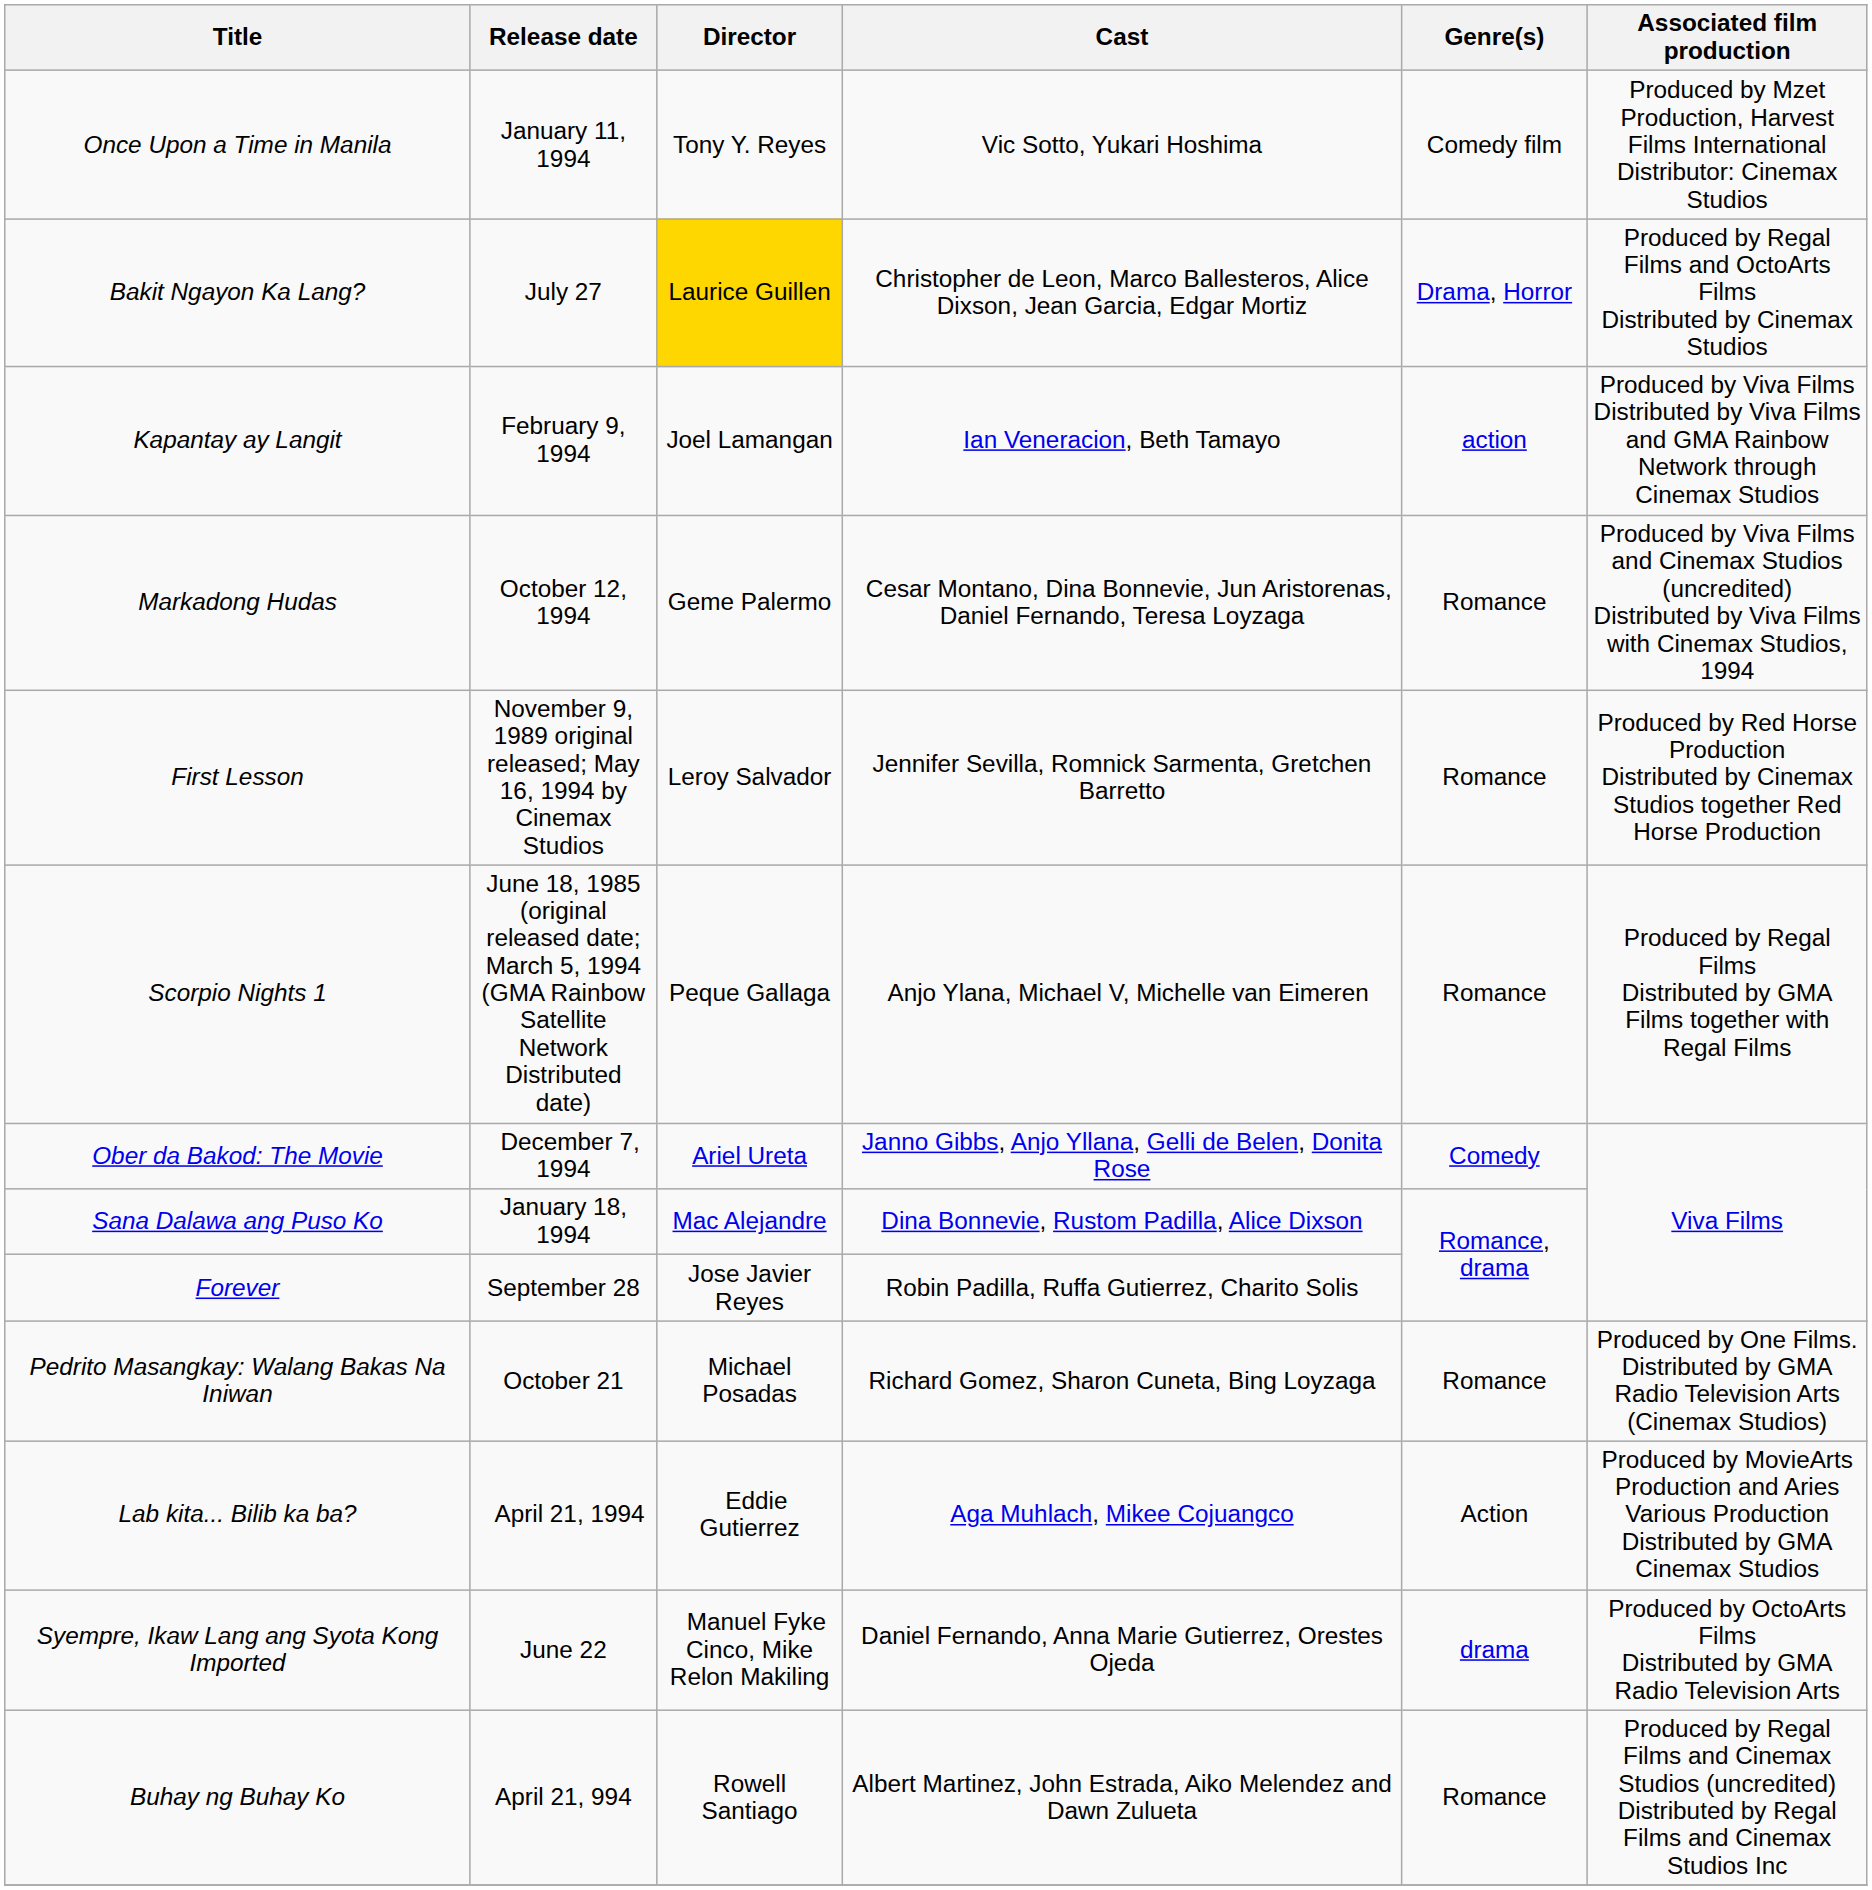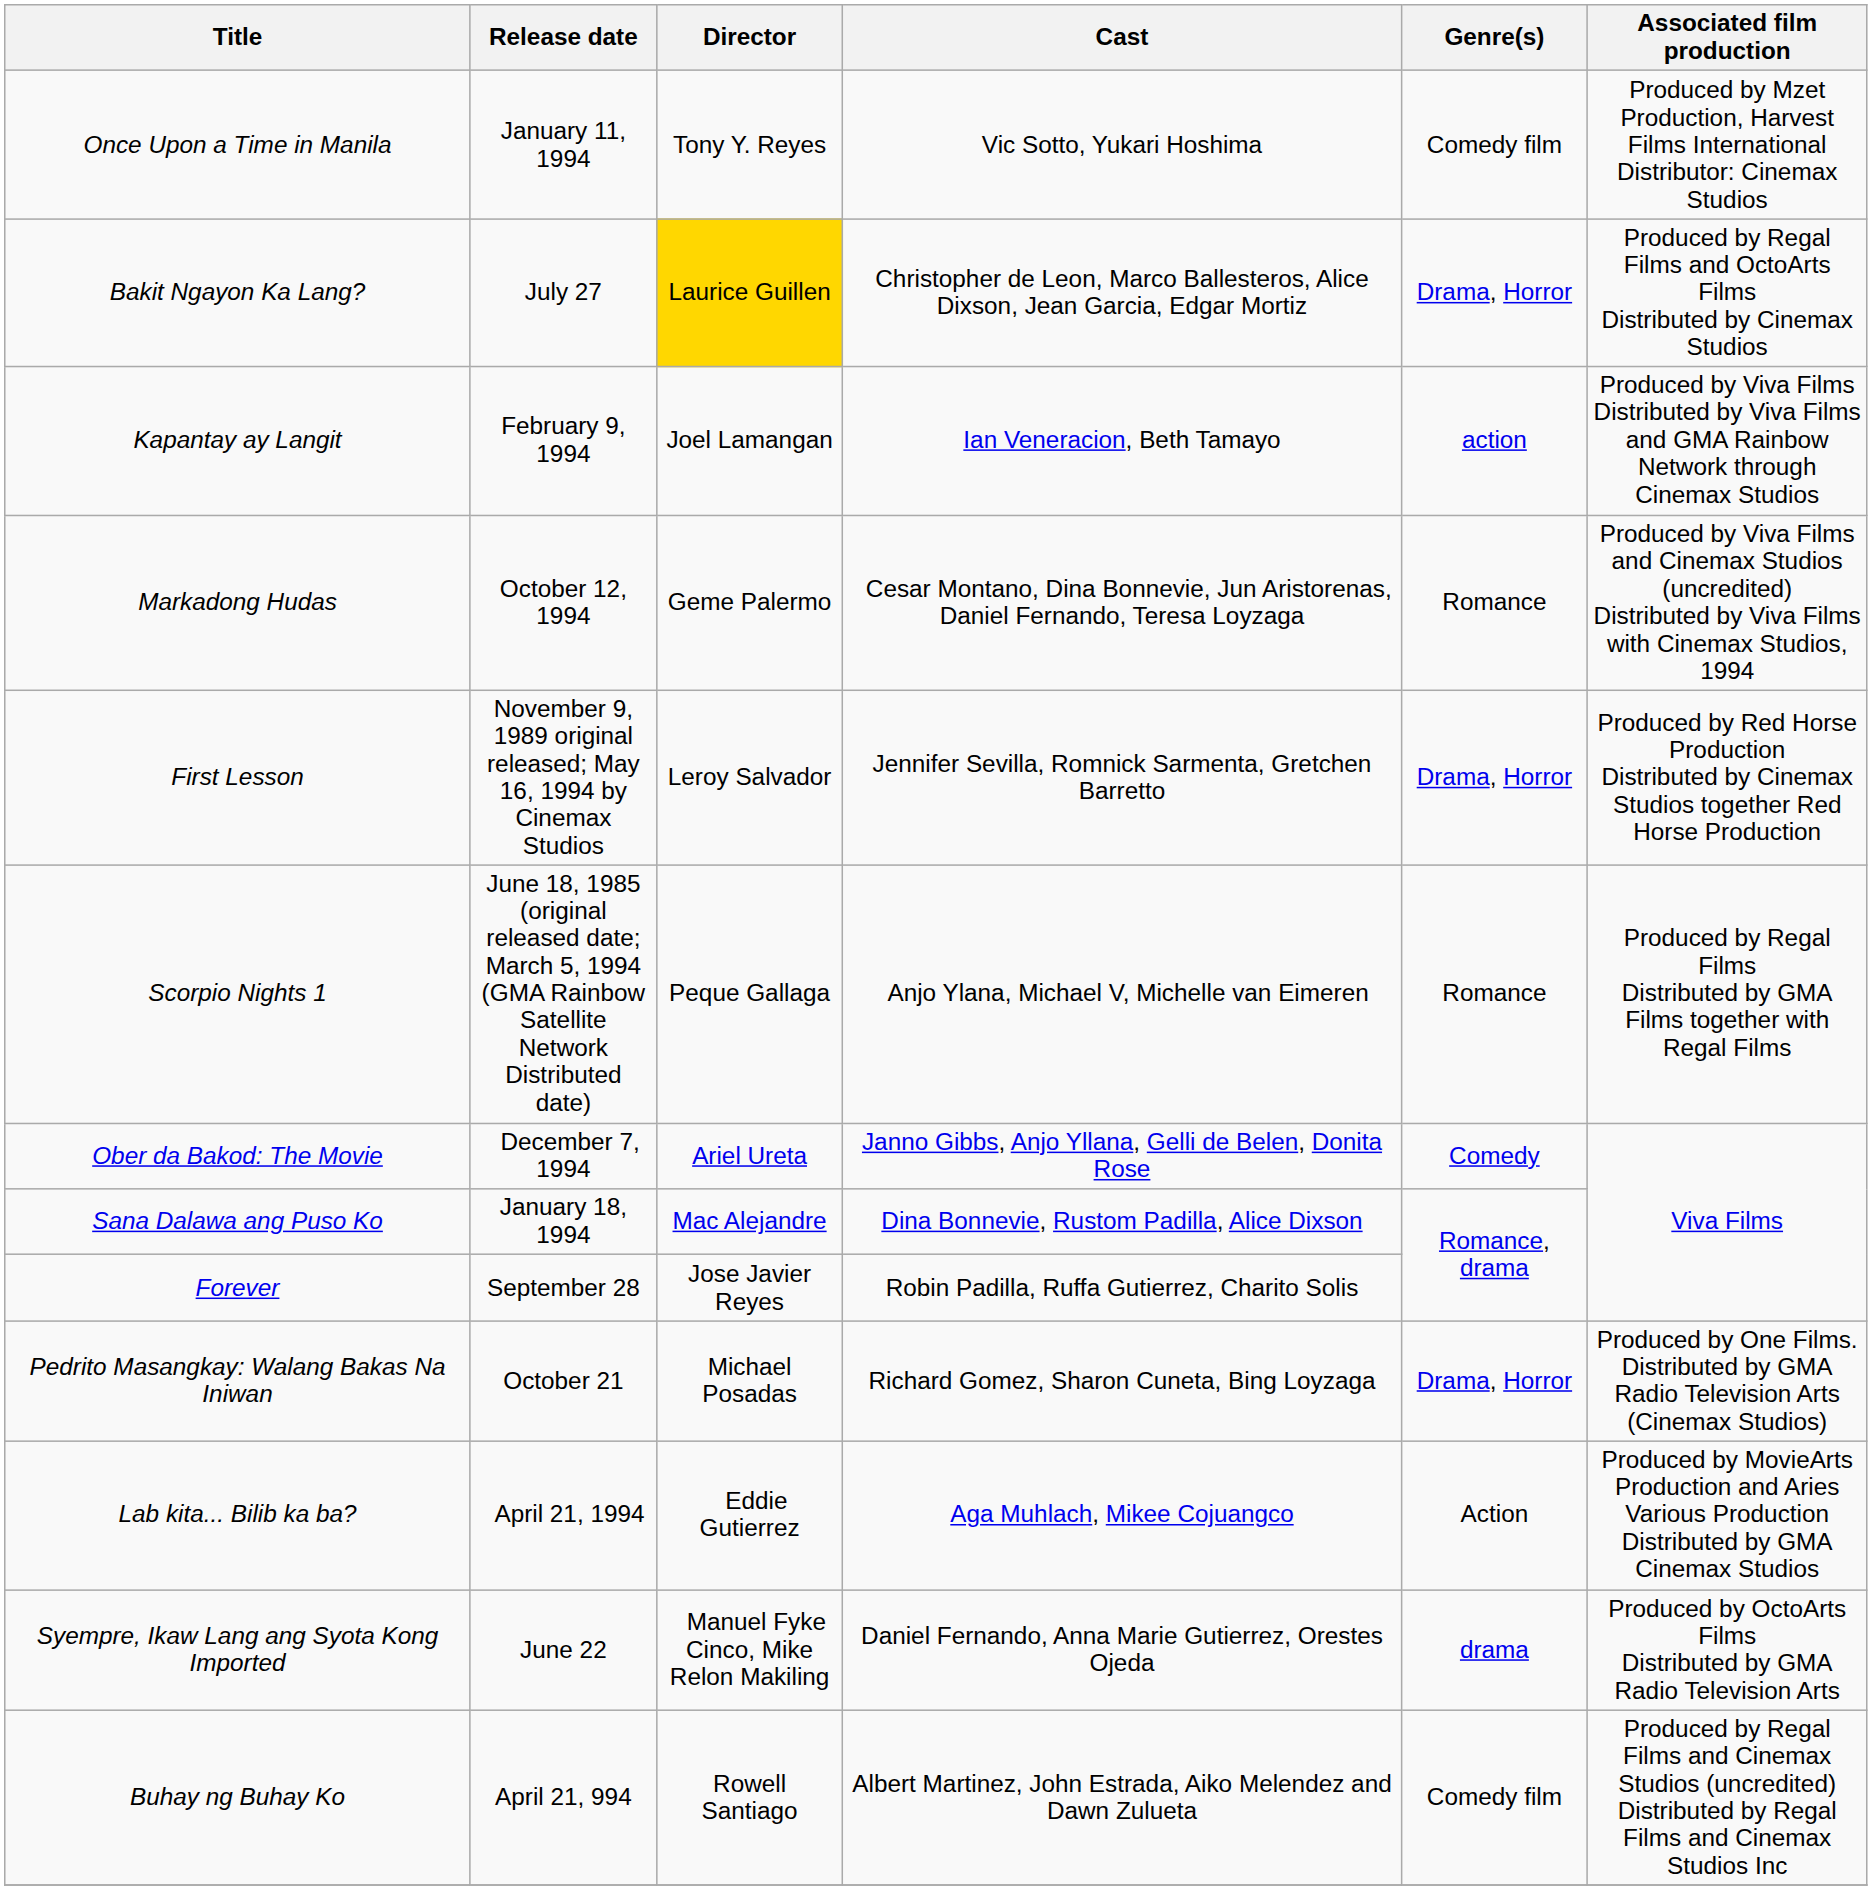(1494, 777) Romance -> (1494, 777) Drama, Horror
(1494, 1380) Romance -> (1494, 1380) Drama, Horror
(1494, 1797) Romance -> (1494, 1797) Comedy film
